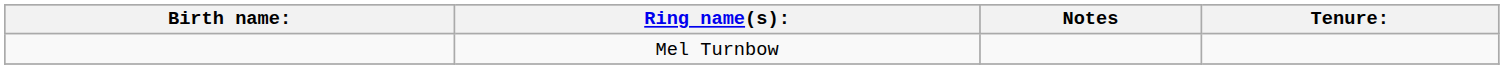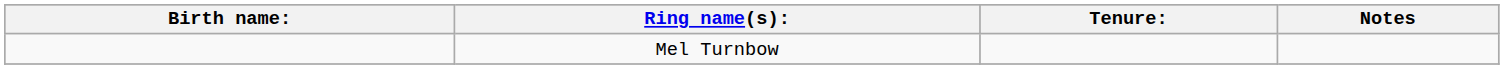columns swapped: (1350, 20) <-> (1090, 20)
